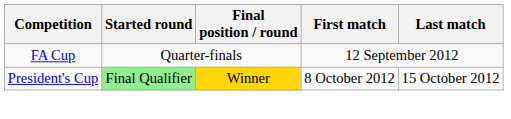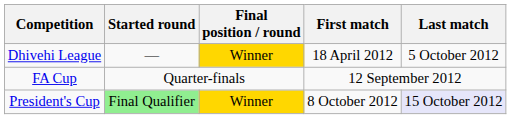+ row: (55, 55)
(451, 78) no background -> (454, 101) lavender background
